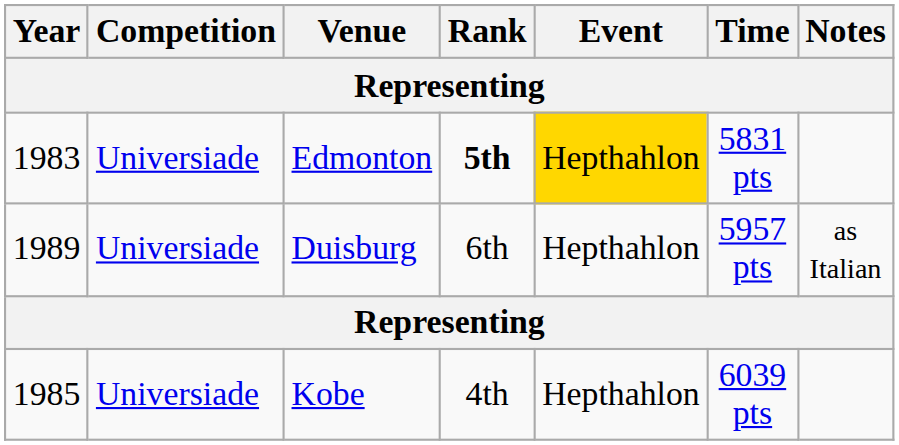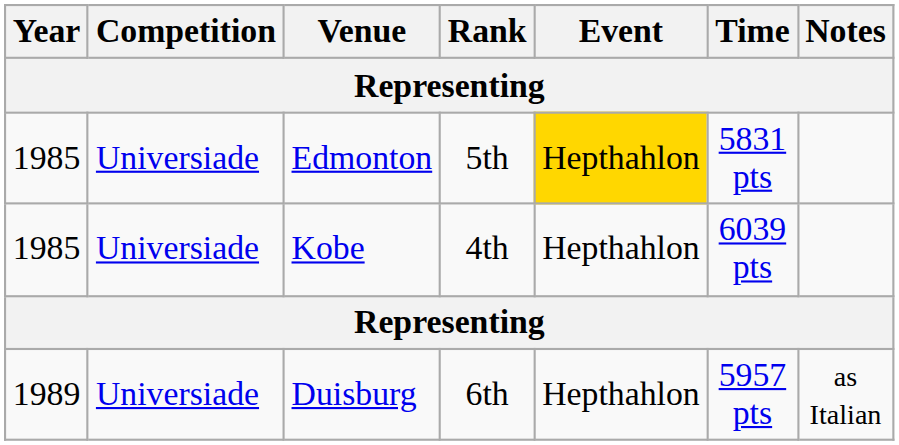(47, 157) 1983 -> (47, 157) 1985
(487, 157) bold -> (487, 157) normal
rows swapped: (328, 393) <-> (354, 248)
